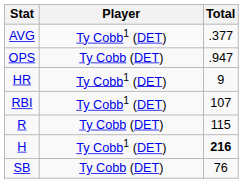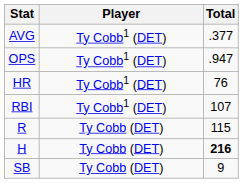(121, 58) Ty Cobb (DET) -> (121, 59) Ty Cobb1 (DET)
(221, 79) 9 -> (221, 83) 76
(121, 146) Ty Cobb1 (DET) -> (121, 148) Ty Cobb (DET)
(221, 168) 76 -> (221, 168) 9
